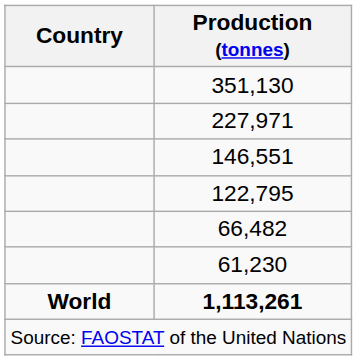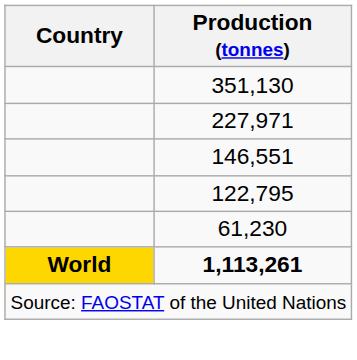- row: (252, 228)
(79, 301) no background -> (79, 264) gold background
